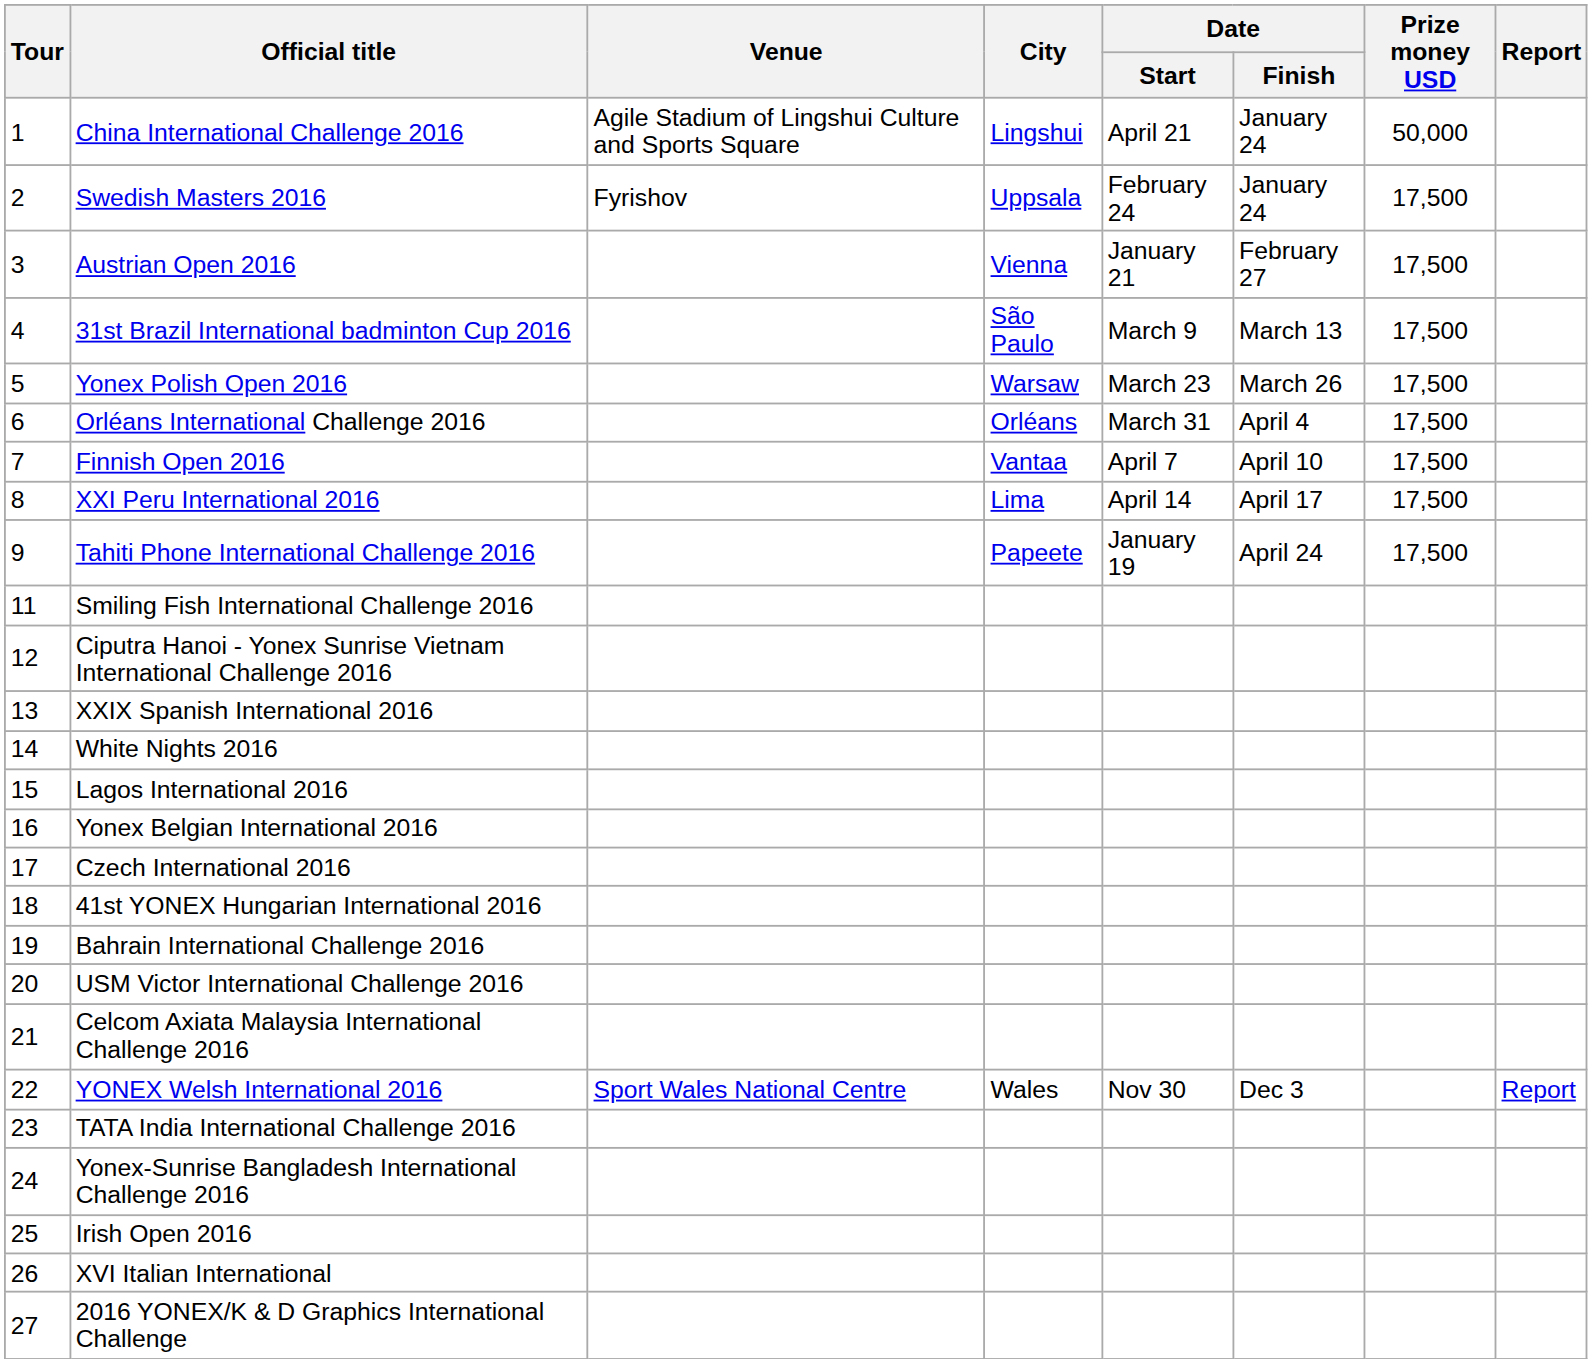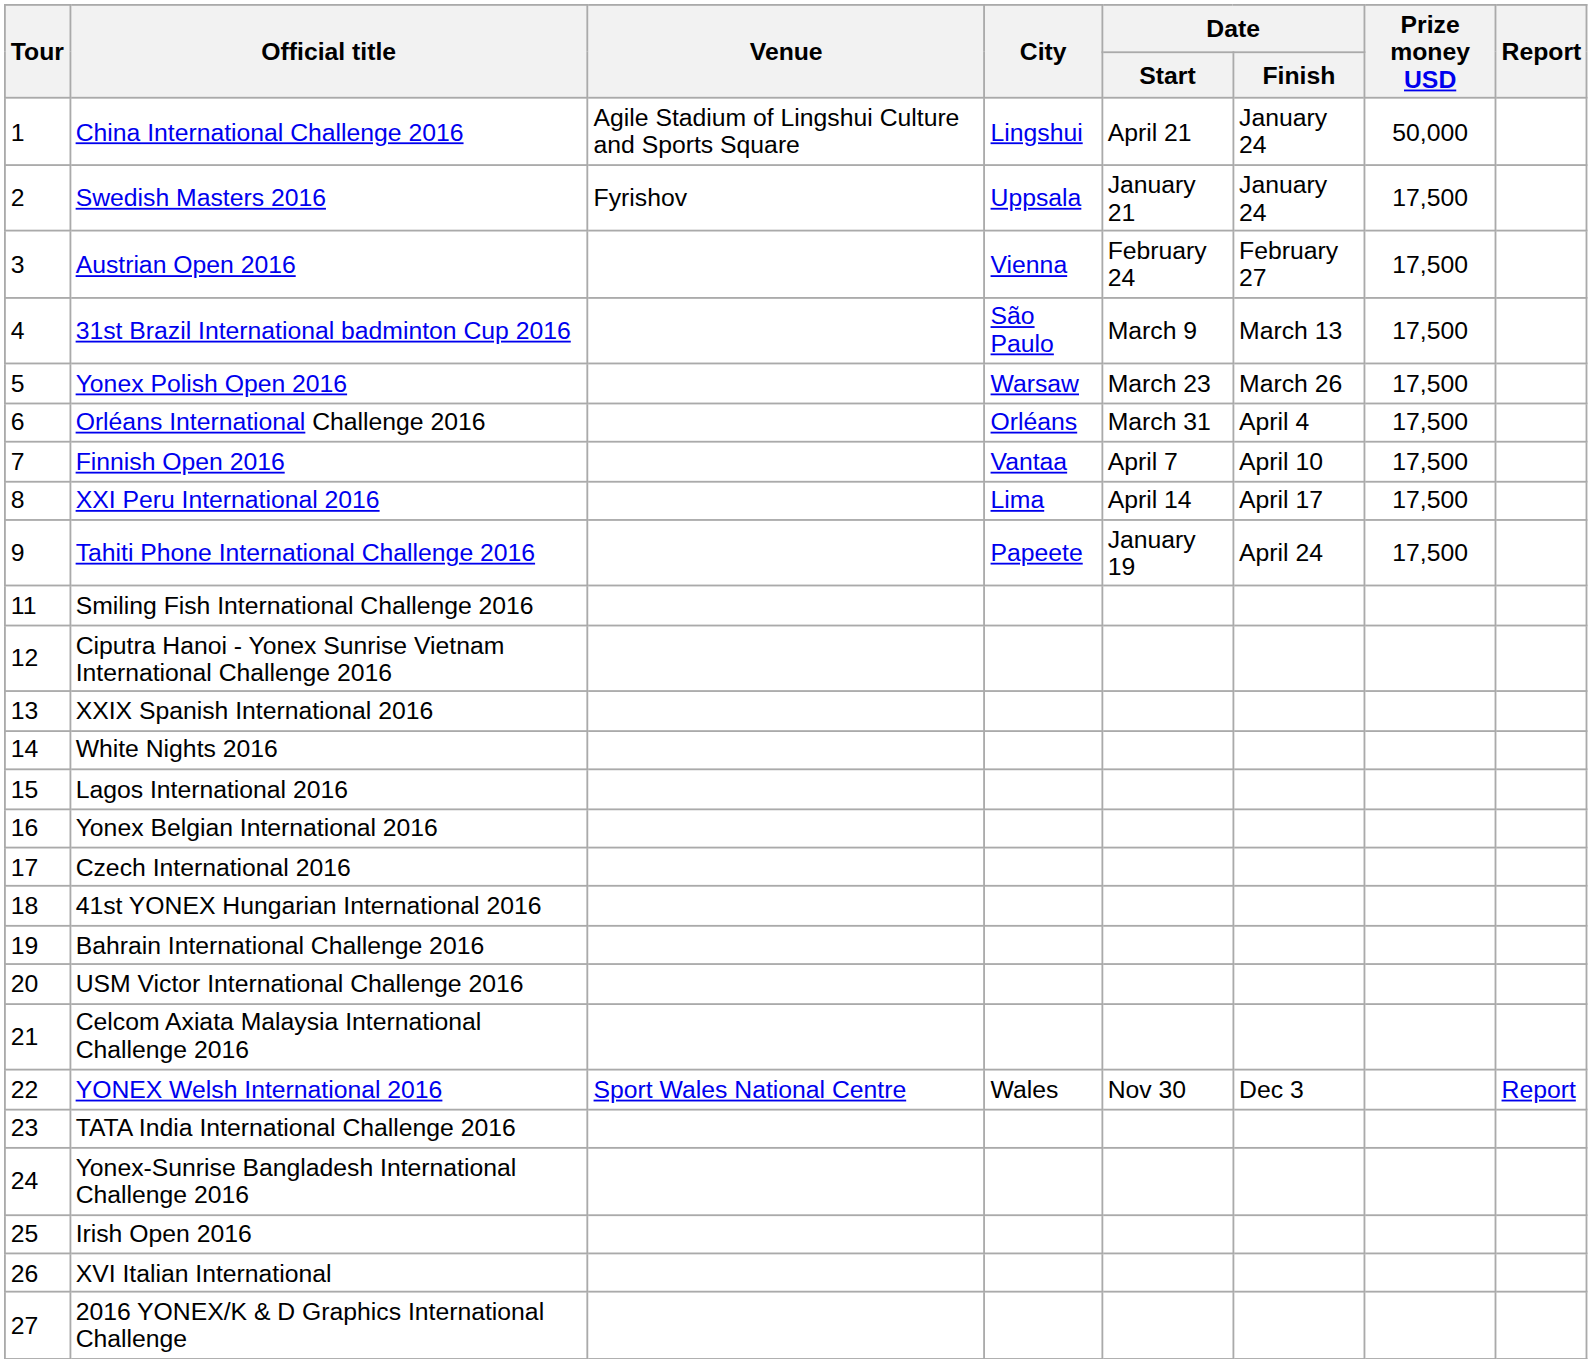(1157, 198) February 24 -> (1152, 198) January 21
(1152, 264) January 21 -> (1157, 264) February 24
